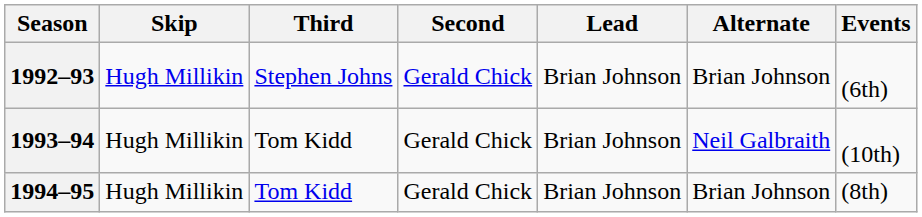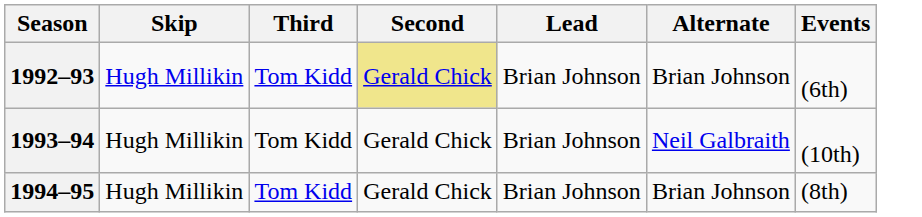(323, 75) Stephen Johns -> (303, 75) Tom Kidd
(468, 75) no background -> (427, 75) khaki background
